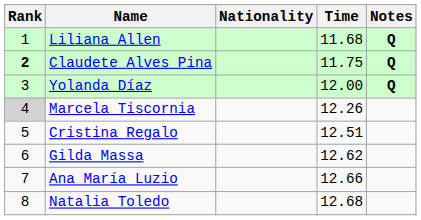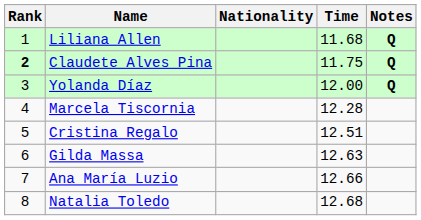(25, 109) lightgrey background -> (25, 109) no background
(342, 109) 12.26 -> (342, 109) 12.28
(342, 156) 12.62 -> (342, 156) 12.63
